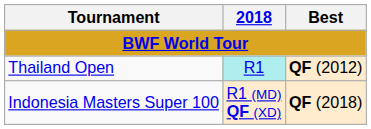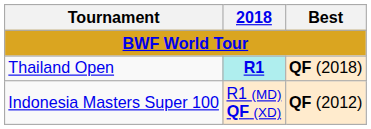(254, 69) normal -> (254, 69) bold
(326, 69) QF (2012) -> (326, 69) QF (2018)
(326, 103) QF (2018) -> (326, 103) QF (2012)
